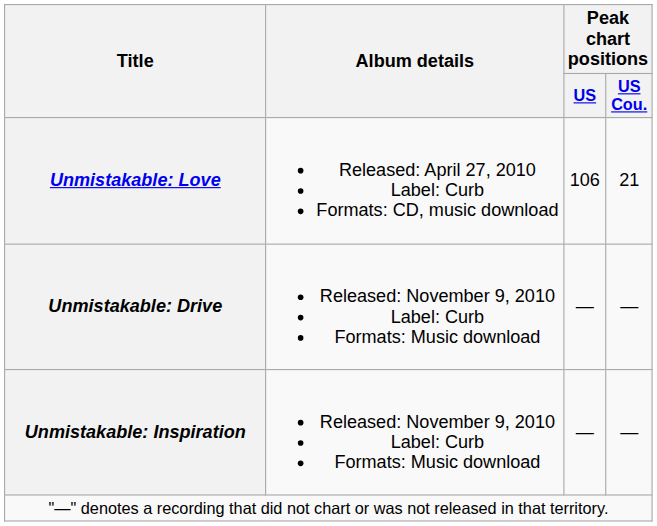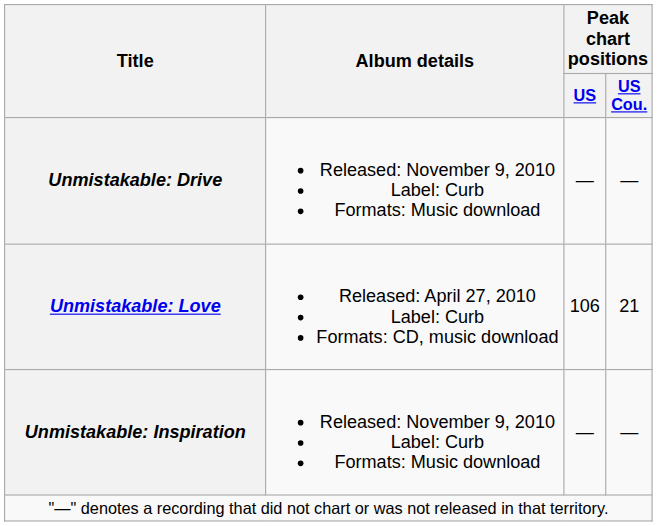rows swapped: (135, 180) <-> (135, 306)
